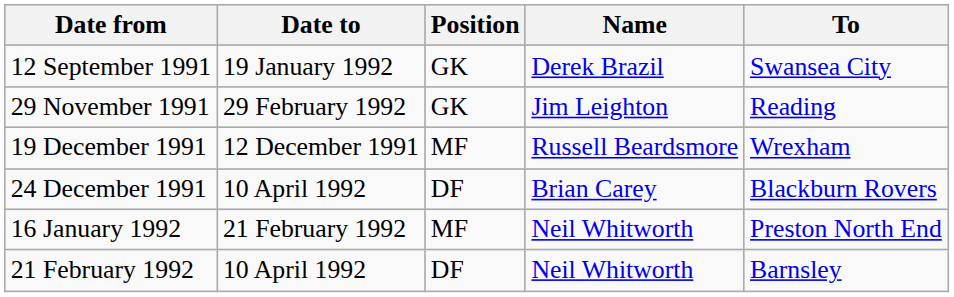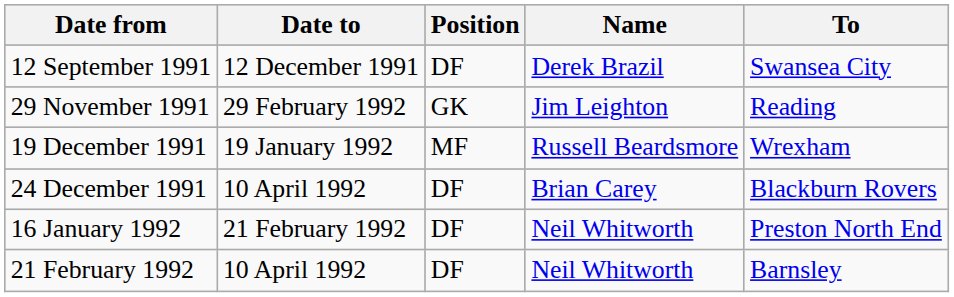(308, 65) 19 January 1992 -> (321, 65) 12 December 1991
(449, 65) GK -> (447, 65) DF
(321, 147) 12 December 1991 -> (308, 147) 19 January 1992
(449, 229) MF -> (447, 229) DF
